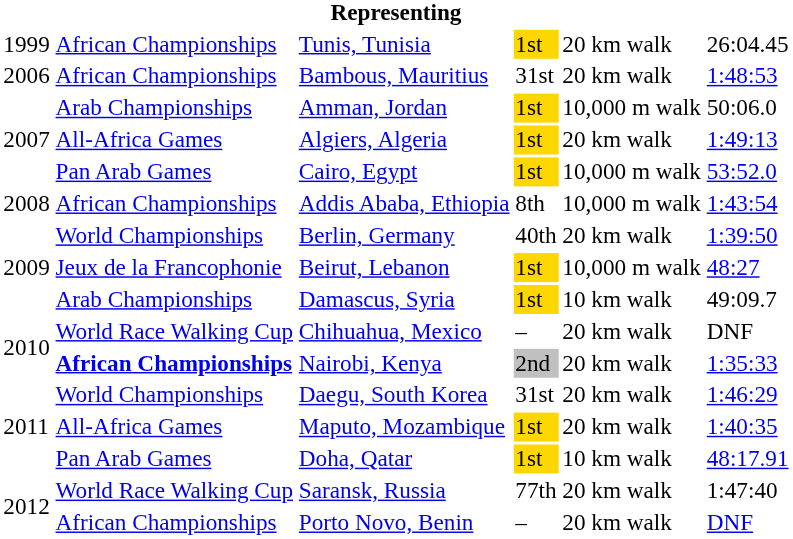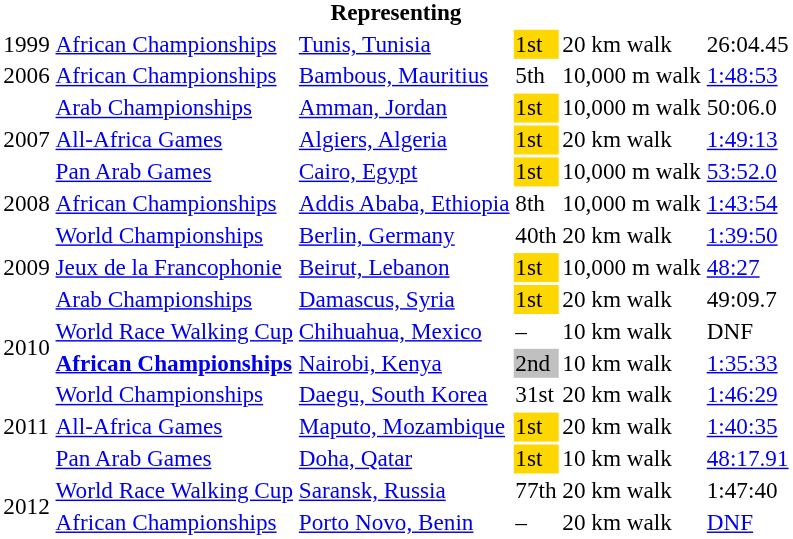(535, 75) 31st -> (530, 75) 5th
(617, 75) 20 km walk -> (632, 75) 10,000 m walk
(617, 299) 10 km walk -> (617, 299) 20 km walk
(617, 331) 20 km walk -> (617, 331) 10 km walk
(617, 363) 20 km walk -> (617, 363) 10 km walk
